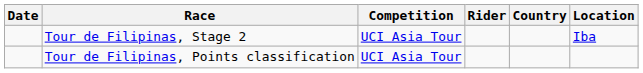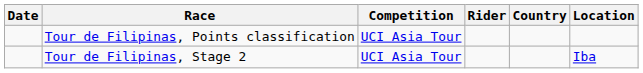rows swapped: (145, 36) <-> (200, 57)
